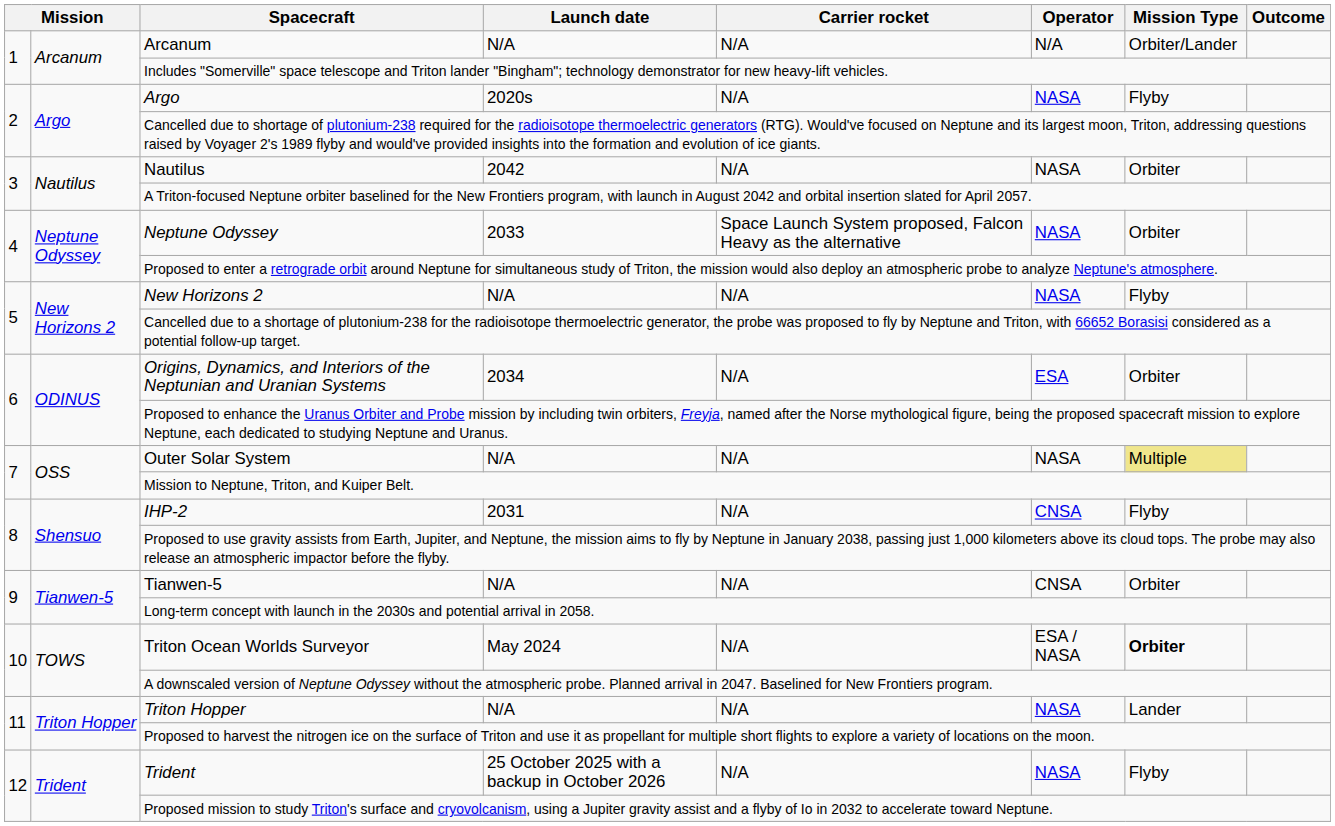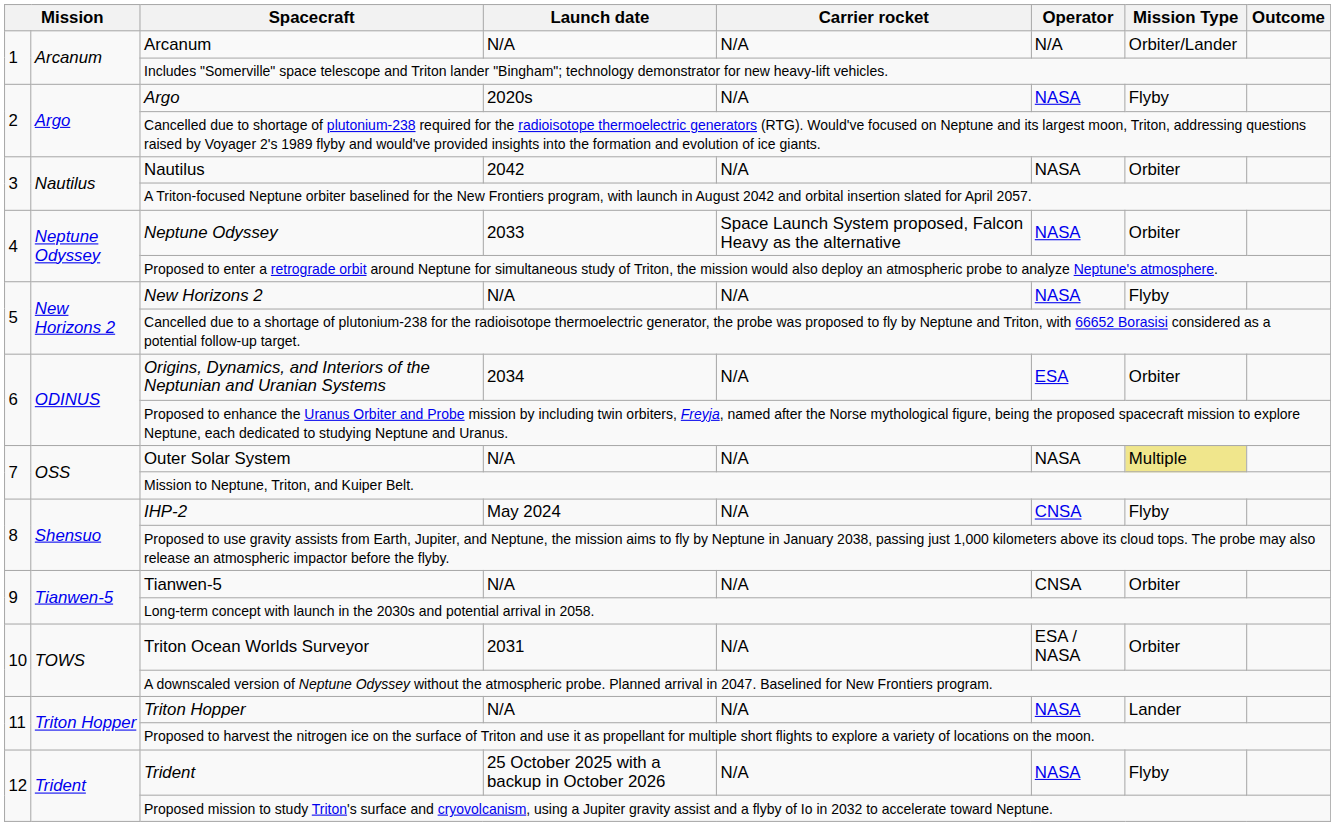(506, 511) 2031 -> (524, 511) May 2024
(524, 646) May 2024 -> (506, 646) 2031
(1157, 646) bold -> (1155, 646) normal
